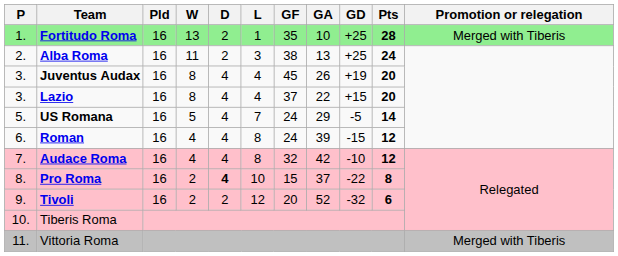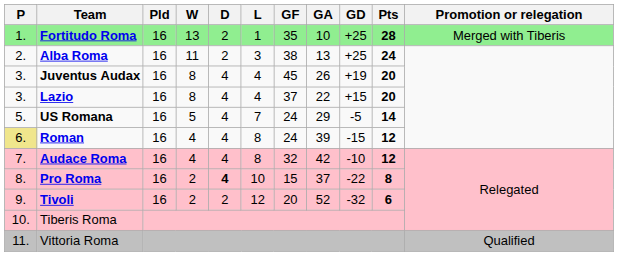(21, 138) no background -> (21, 138) khaki background
(509, 240) Merged with Tiberis -> (509, 240) Qualified
